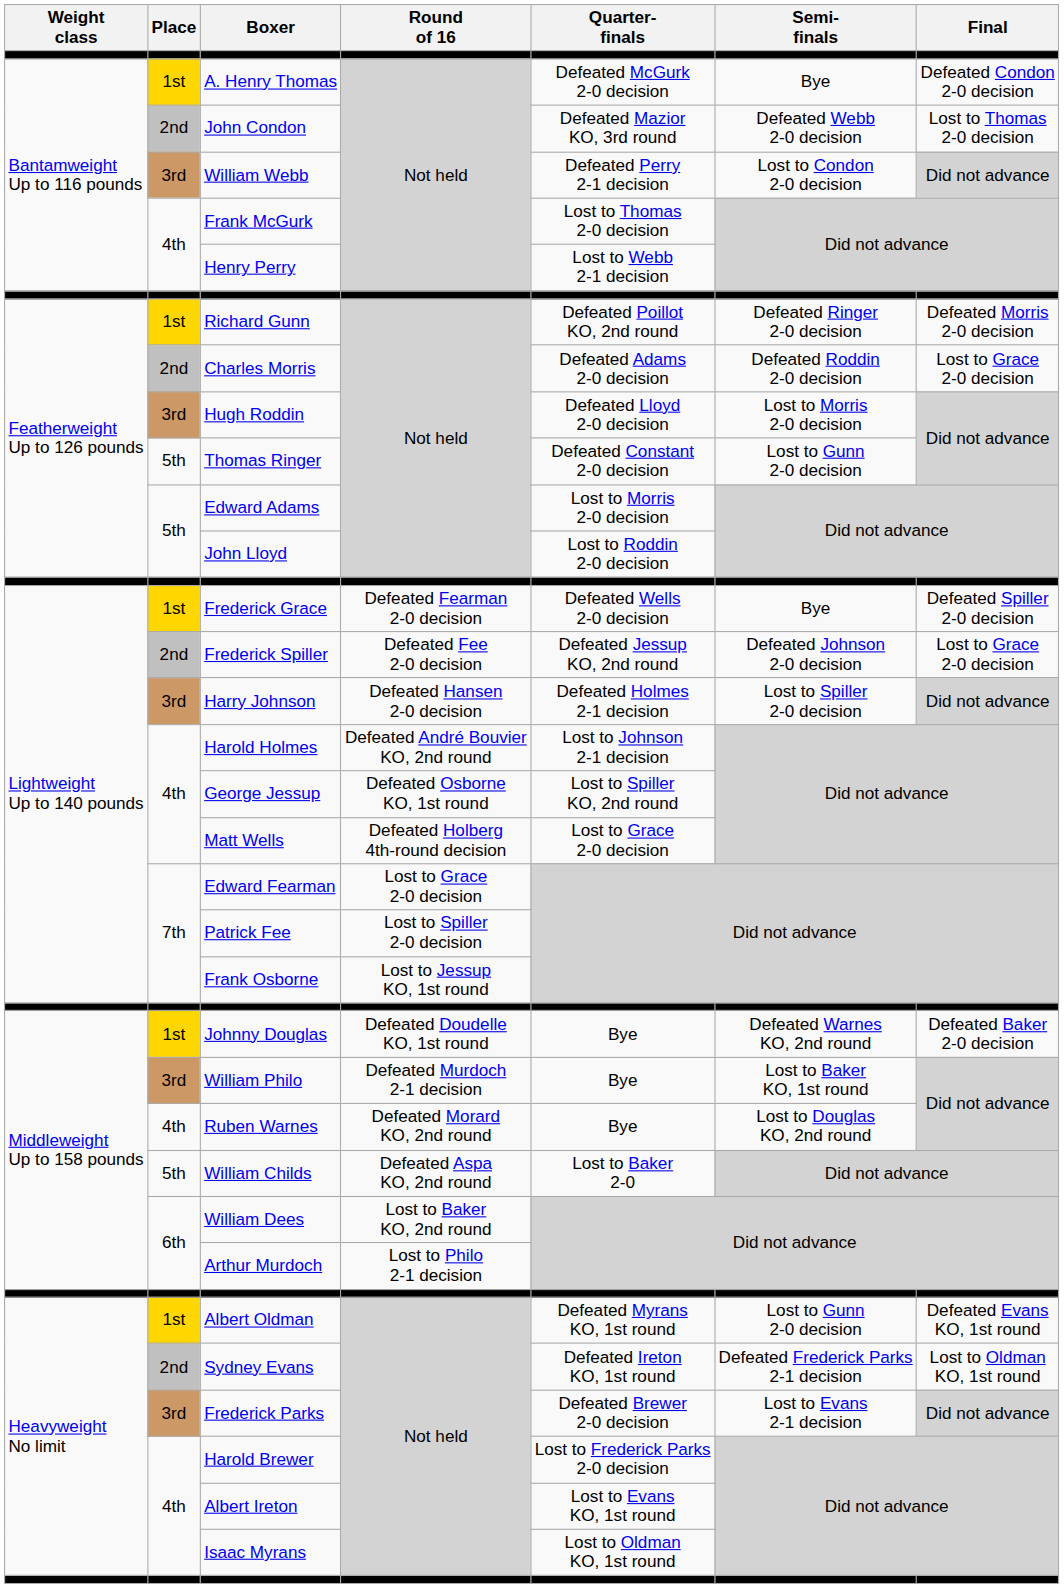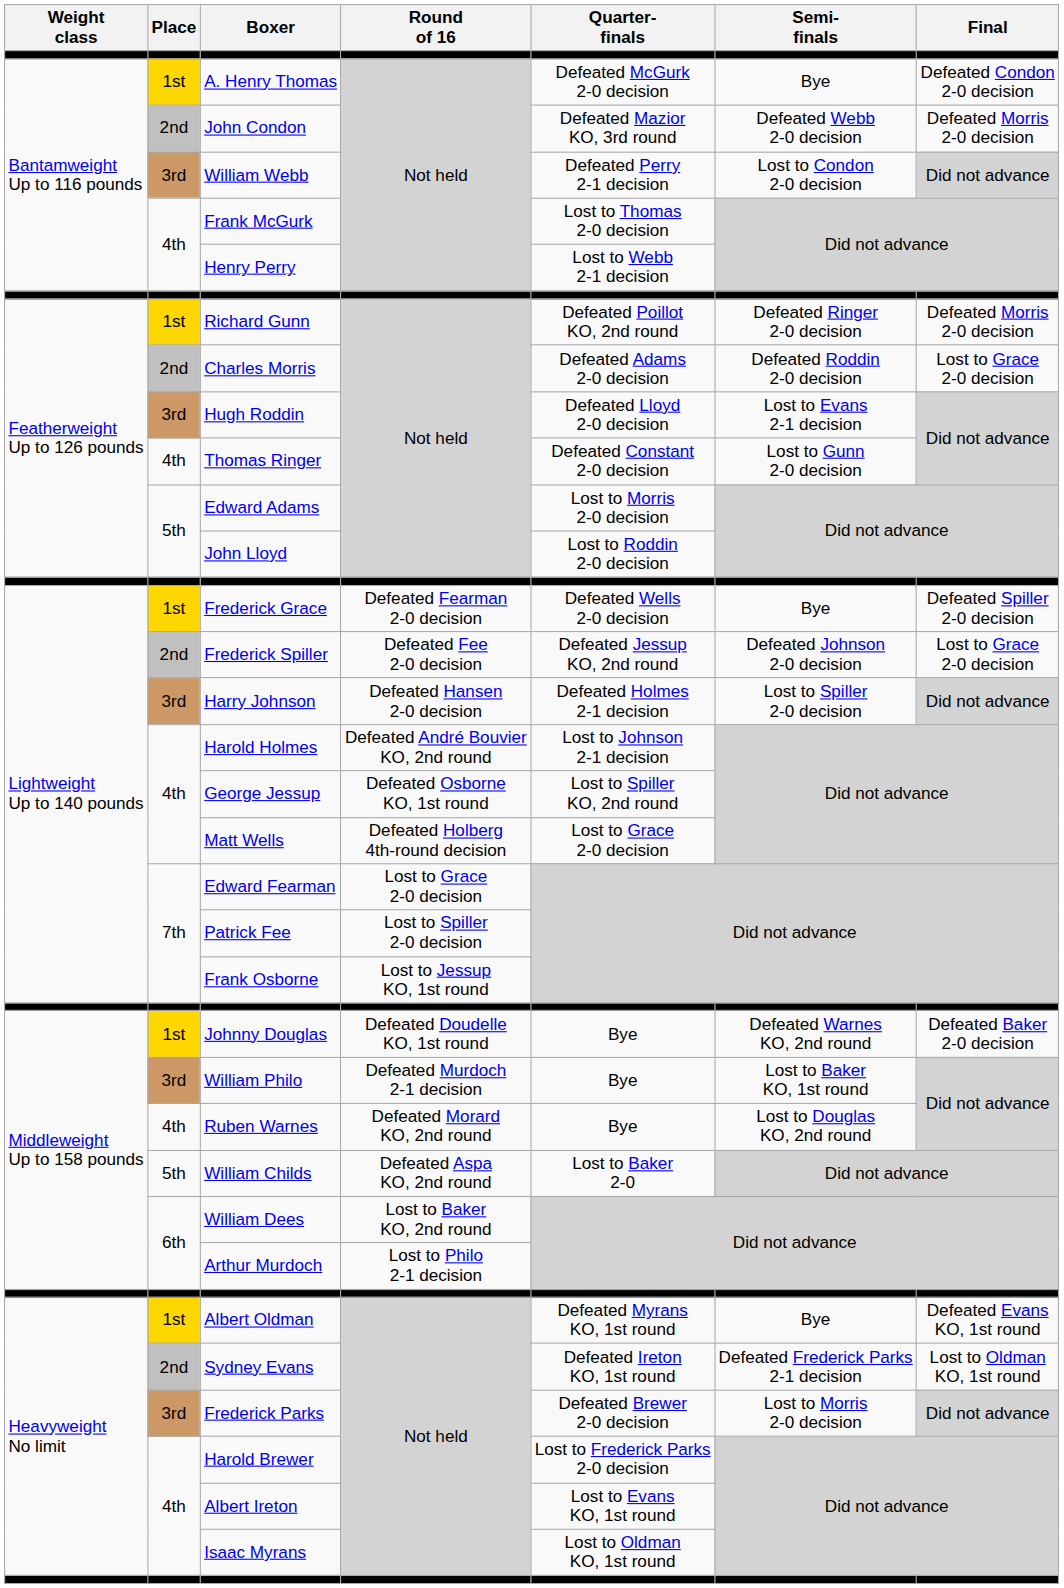(988, 128) Lost to Thomas 2-0 decision -> (988, 128) Defeated Morris 2-0 decision
(816, 414) Lost to Morris 2-0 decision -> (816, 414) Lost to Evans 2-1 decision
(174, 461) 5th -> (174, 461) 4th
(816, 1320) Lost to Gunn 2-0 decision -> (816, 1320) Bye
(816, 1413) Lost to Evans 2-1 decision -> (816, 1413) Lost to Morris 2-0 decision
